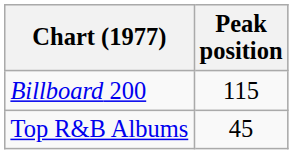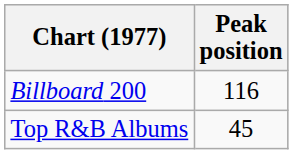(241, 90) 115 -> (241, 90) 116
